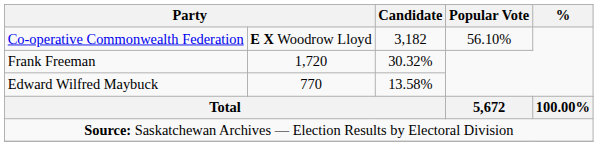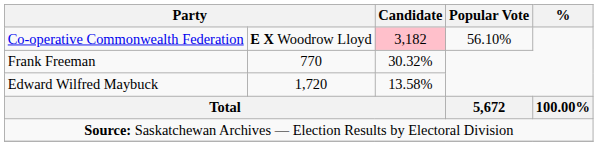(410, 38) no background -> (410, 38) pink background
(311, 61) 1,720 -> (311, 61) 770
(311, 84) 770 -> (311, 84) 1,720
